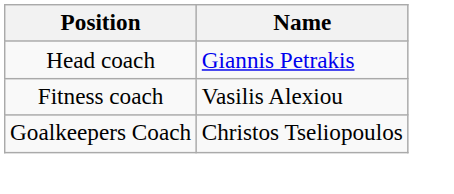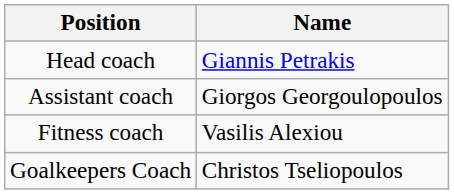+ row: (101, 96)
